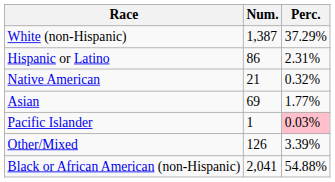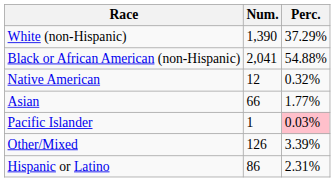(262, 36) 1,387 -> (262, 36) 1,390
rows swapped: (124, 166) <-> (59, 58)
(253, 79) 21 -> (253, 79) 12
(253, 101) 69 -> (253, 101) 66
